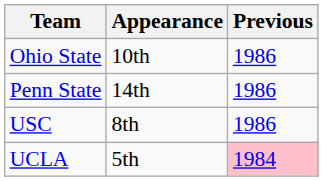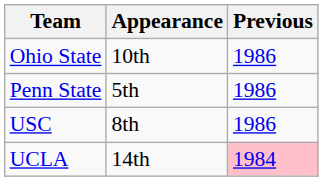(131, 90) 14th -> (125, 90) 5th
(125, 158) 5th -> (131, 158) 14th
